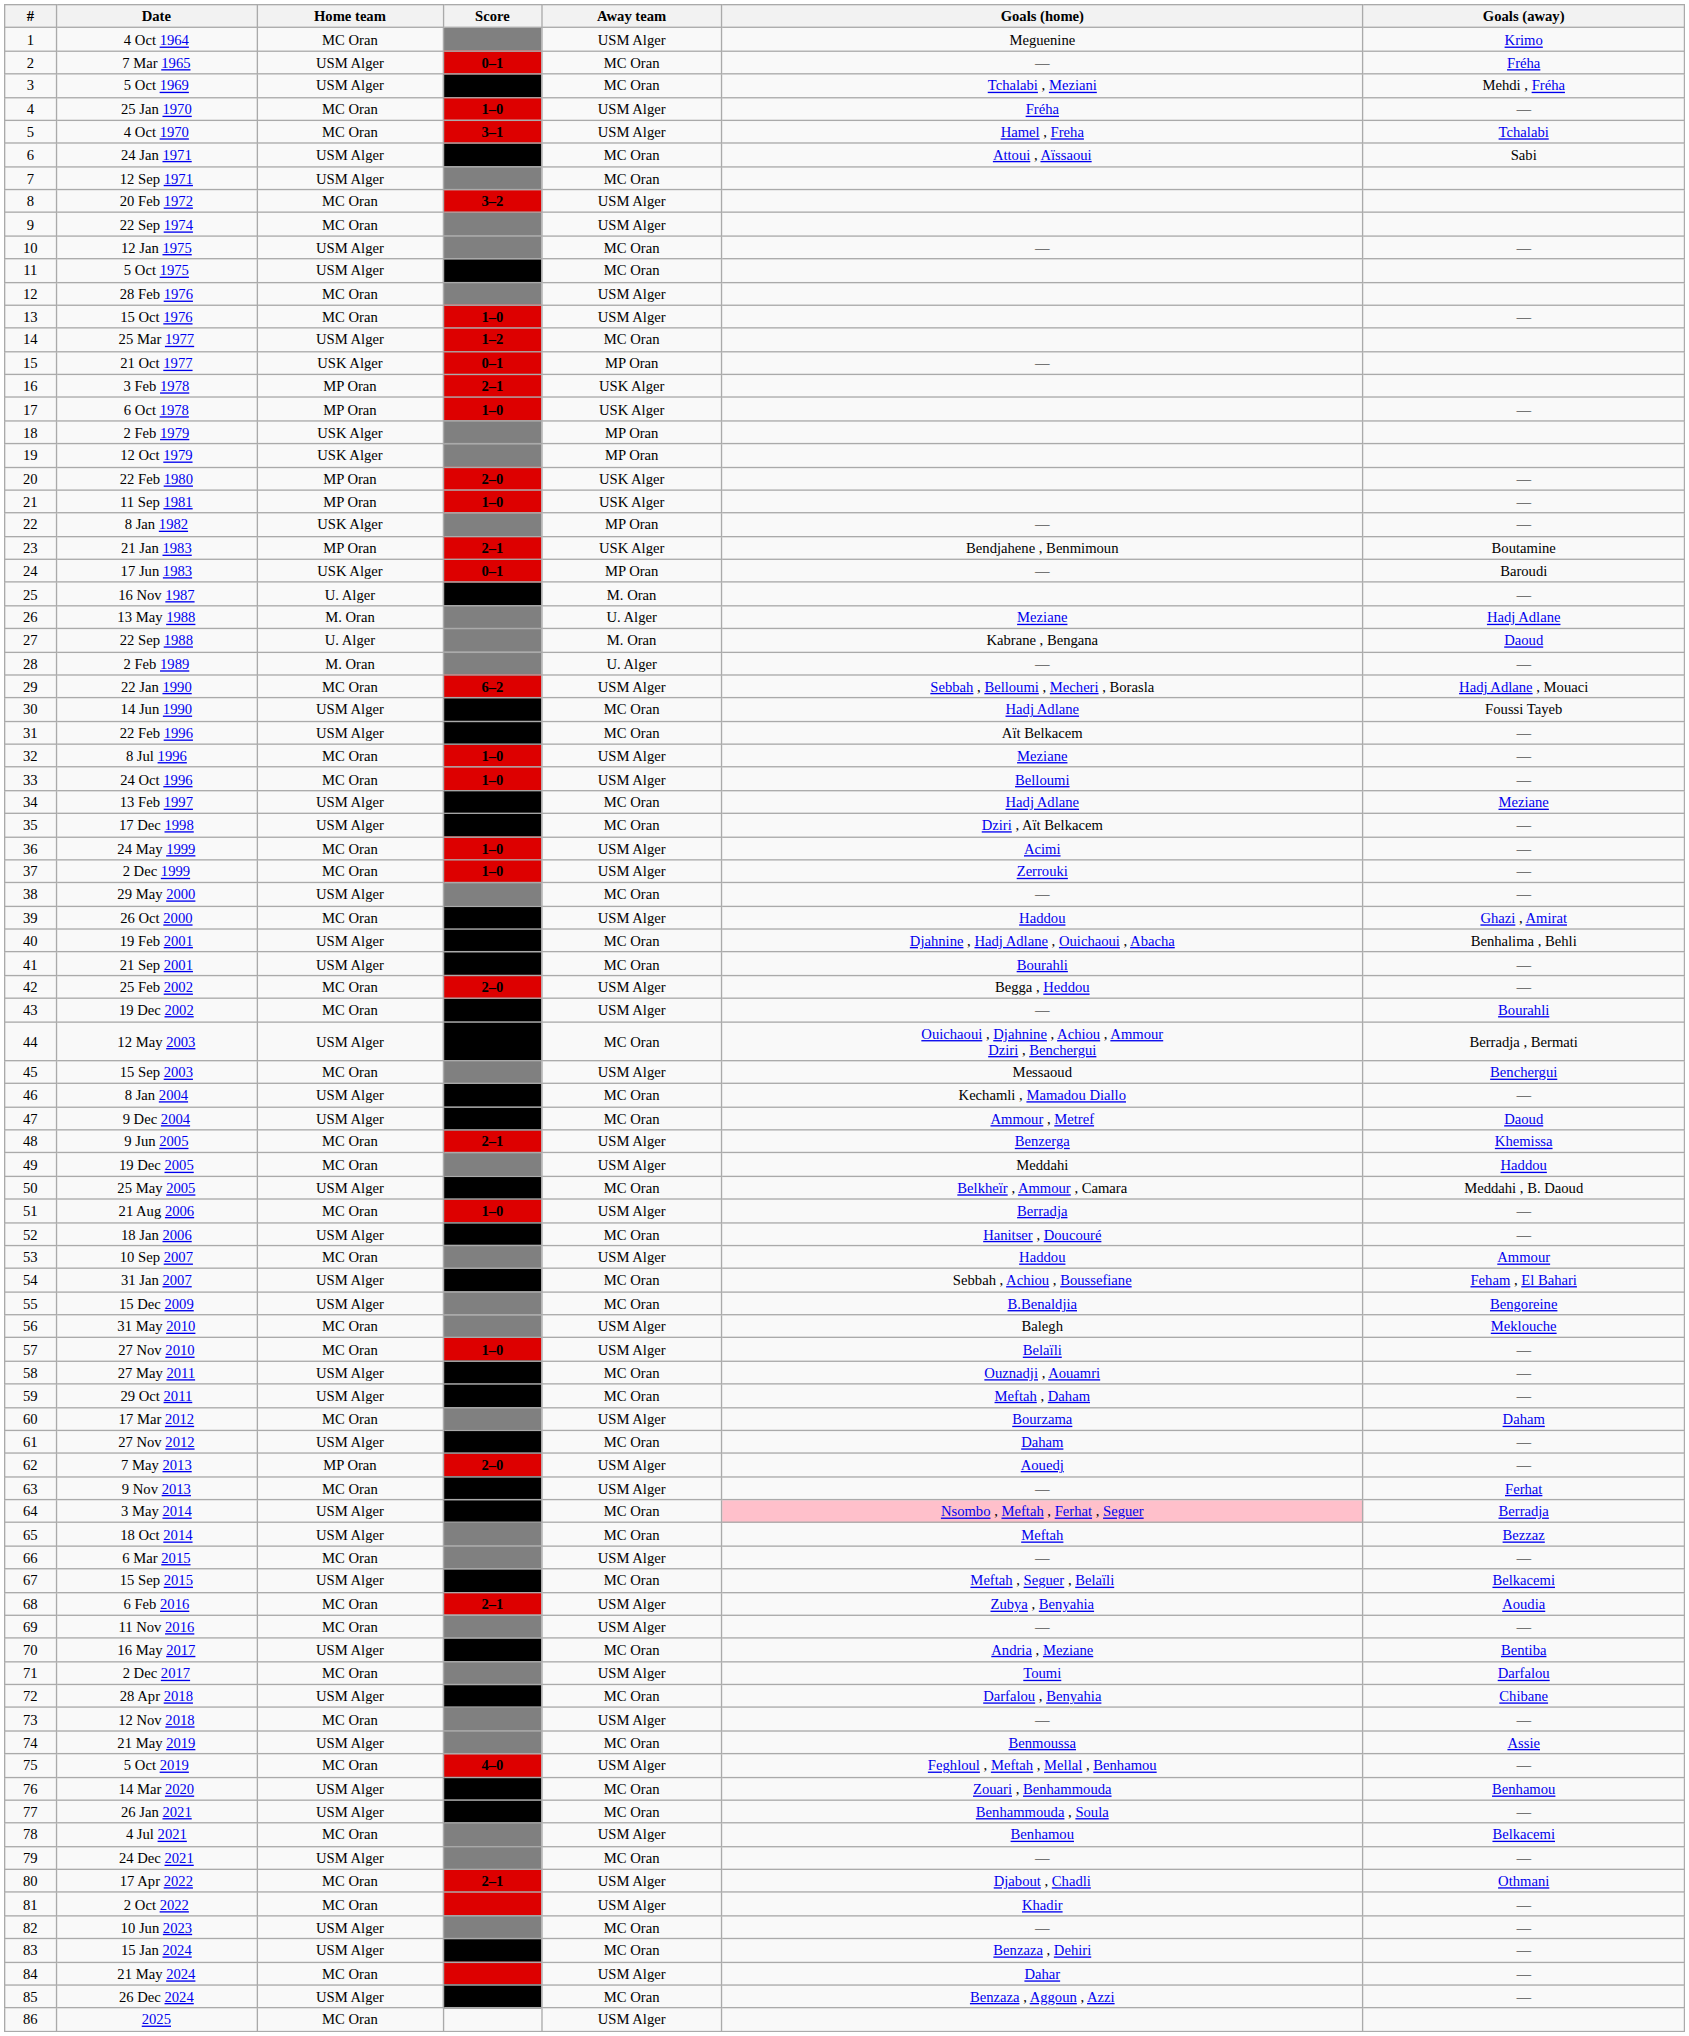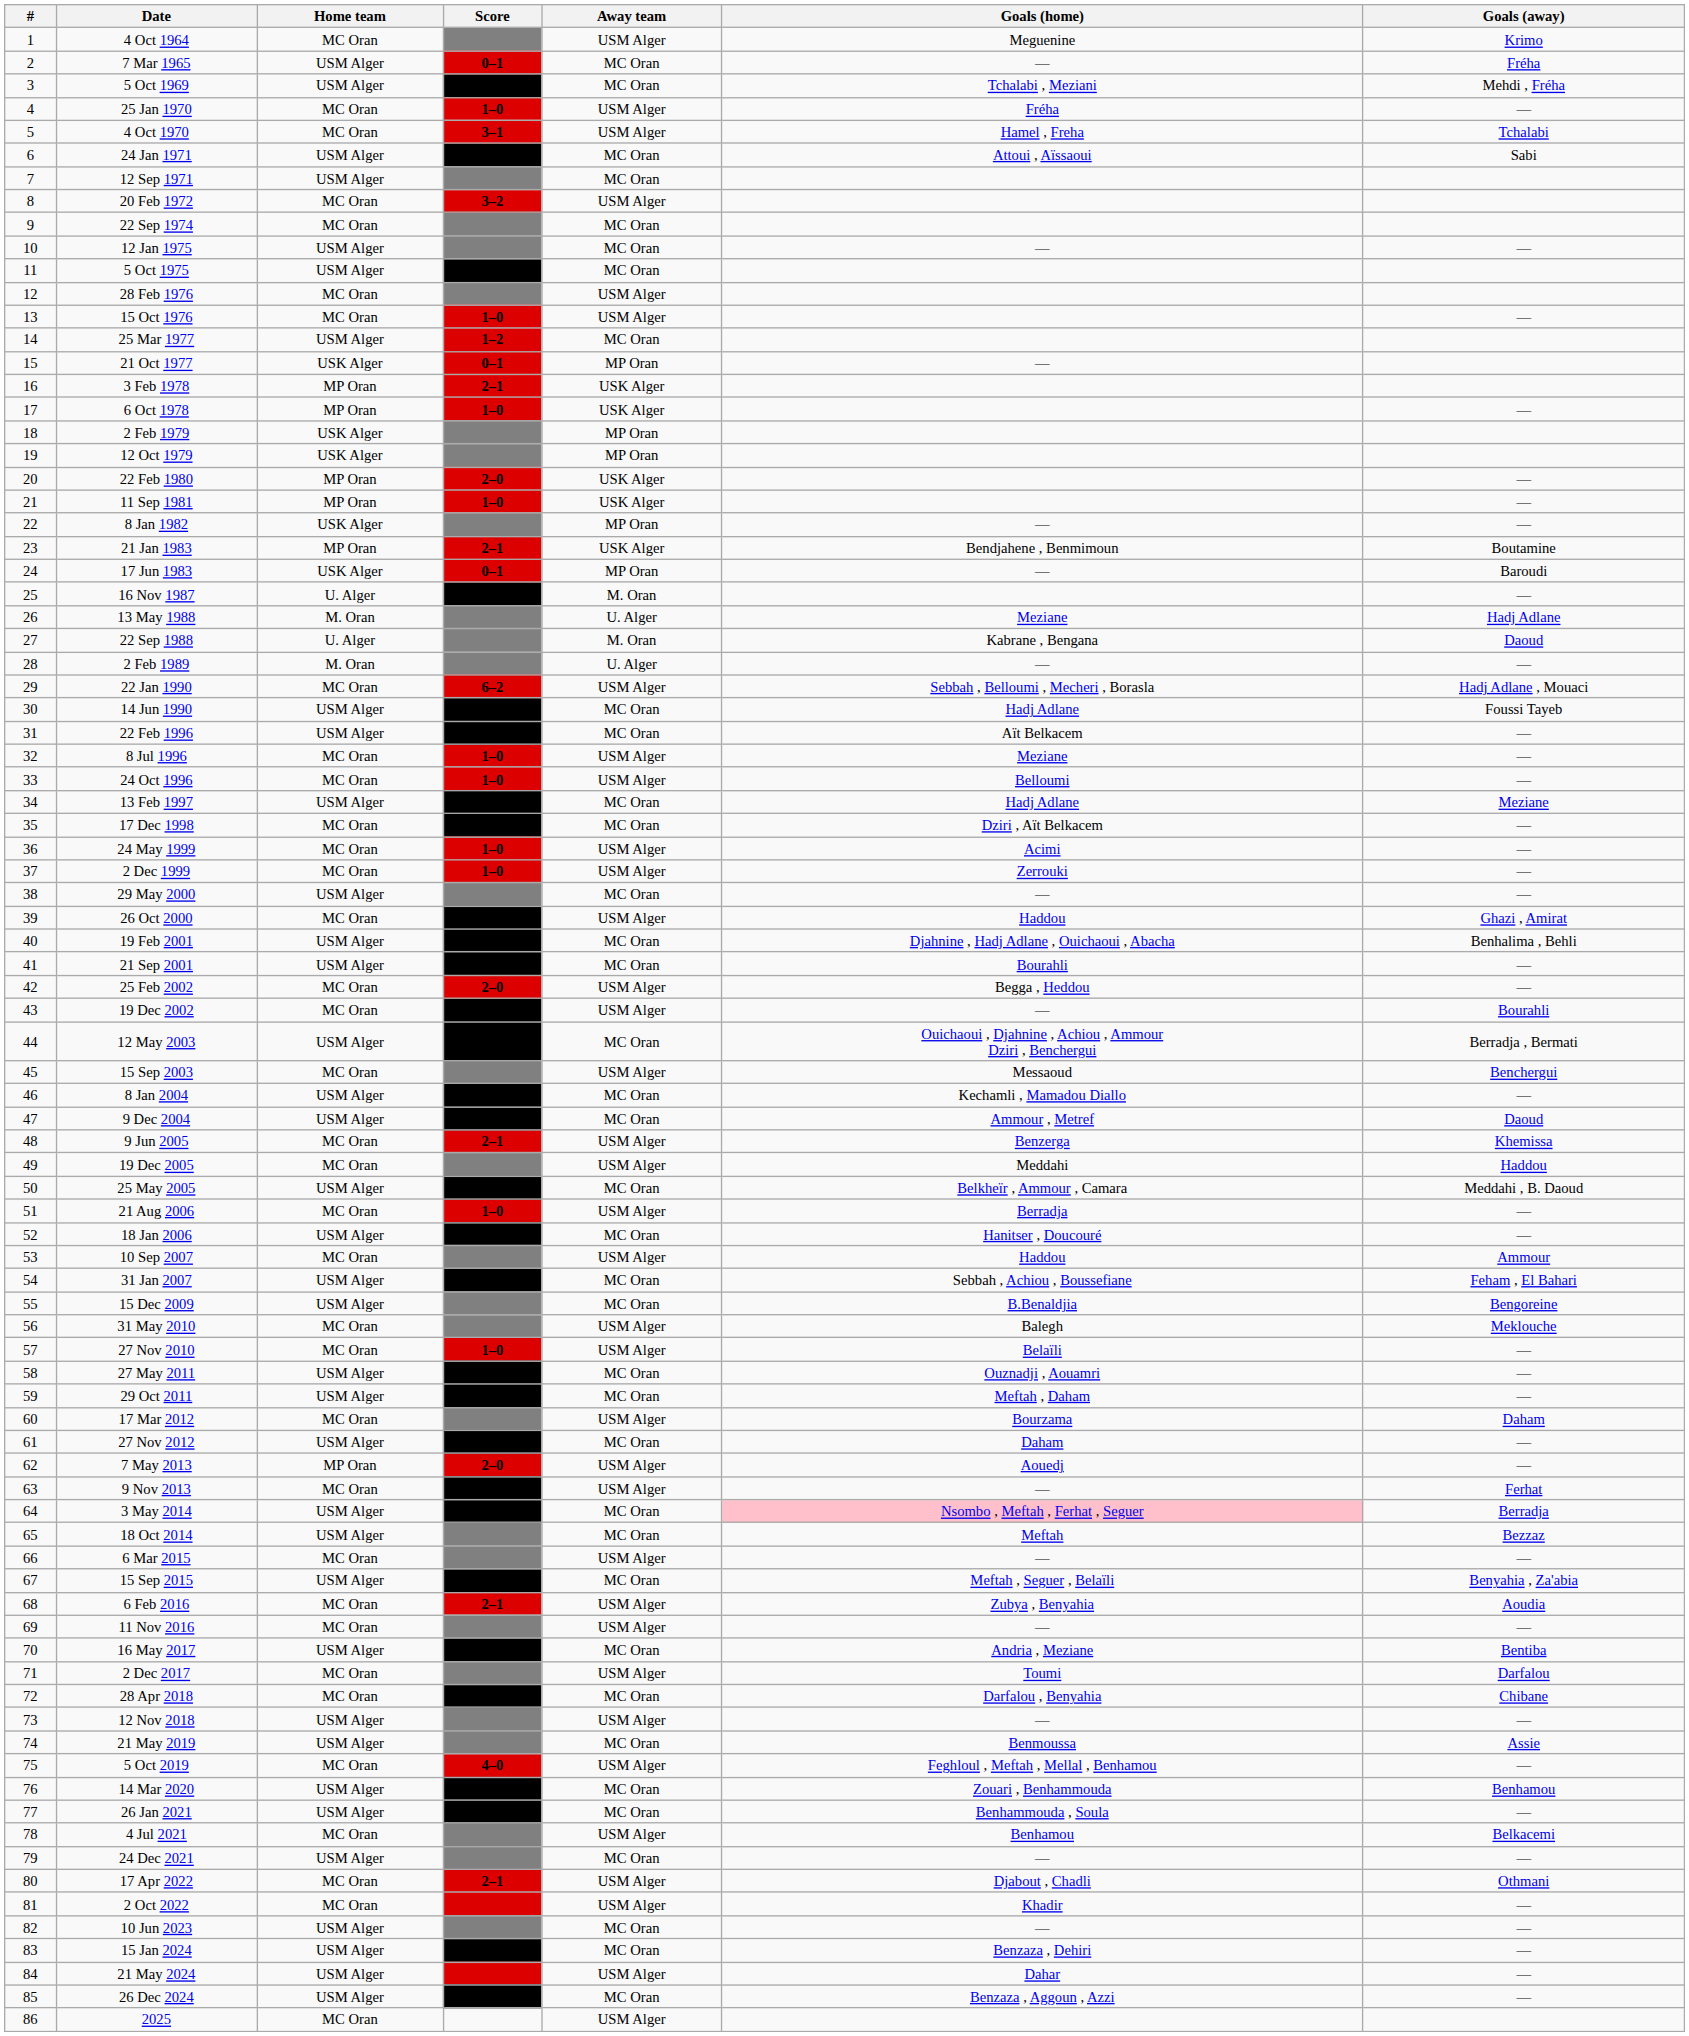(632, 224) USM Alger -> (632, 224) MC Oran
(350, 825) USM Alger -> (350, 825) MC Oran
(1524, 1580) Belkacemi -> (1524, 1580) Benyahia , Za'abia
(350, 1696) USM Alger -> (350, 1696) MC Oran
(350, 1719) MC Oran -> (350, 1719) USM Alger
(350, 1973) MC Oran -> (350, 1973) USM Alger
